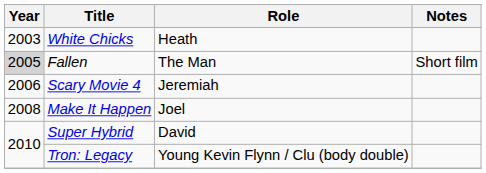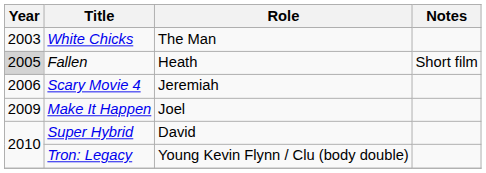(178, 39) Heath -> (187, 39) The Man
(187, 62) The Man -> (178, 62) Heath
(24, 109) 2008 -> (24, 109) 2009
